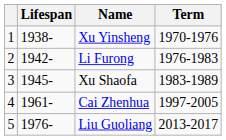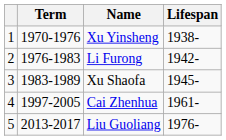columns swapped: (188, 15) <-> (46, 15)
